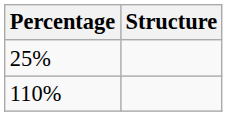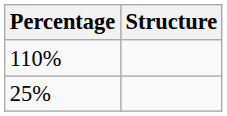rows swapped: (30, 57) <-> (36, 93)
